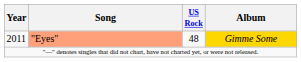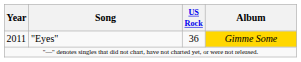(45, 39) lightsalmon background -> (45, 39) no background
(194, 39) 48 -> (194, 39) 36
